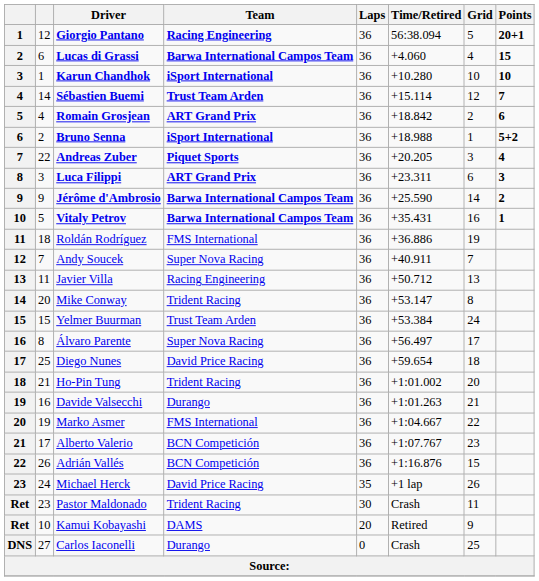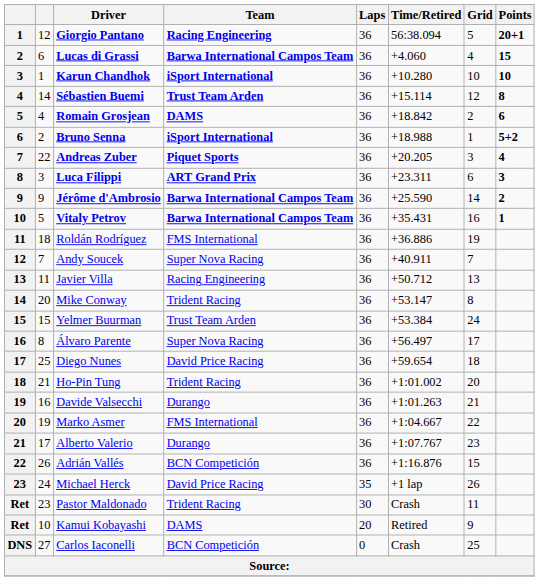(502, 95) 7 -> (502, 95) 8
(211, 116) ART Grand Prix -> (185, 116) DAMS
(213, 443) BCN Competición -> (188, 443) Durango
(188, 545) Durango -> (213, 545) BCN Competición
